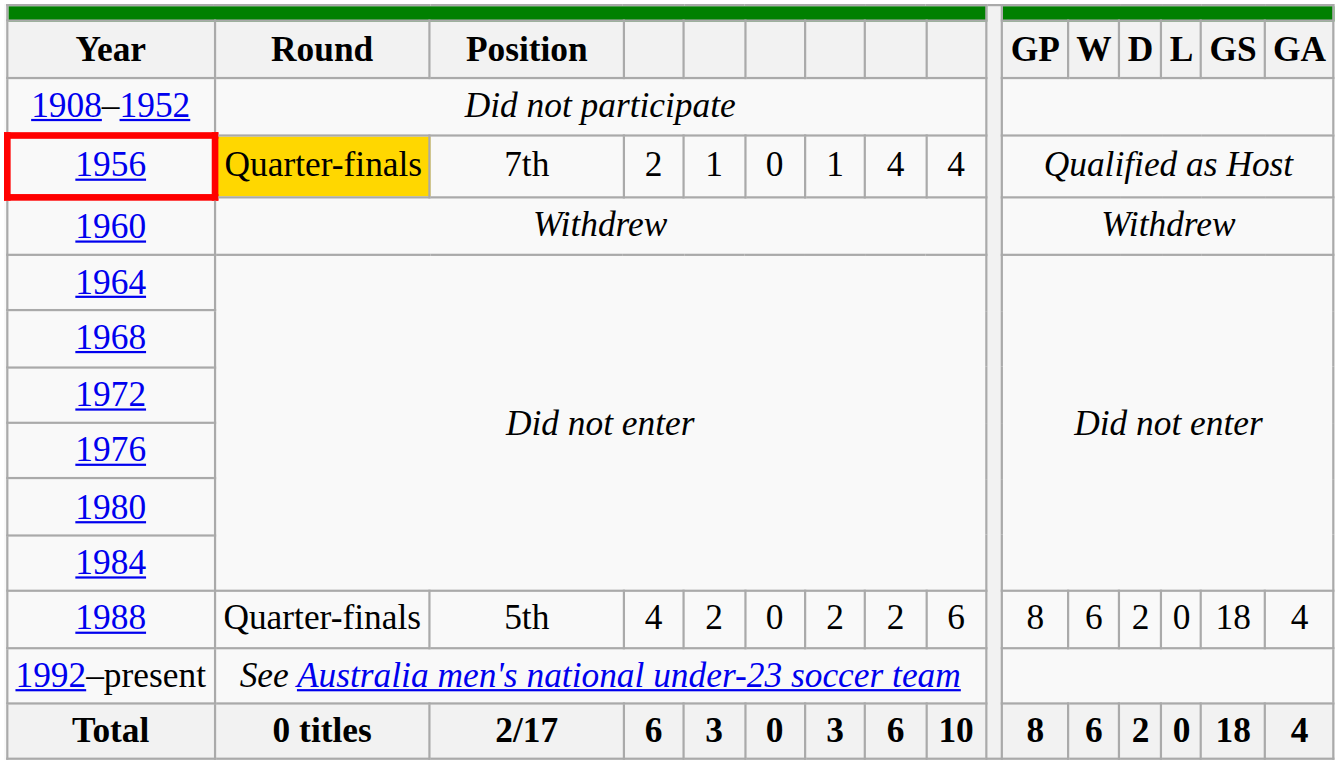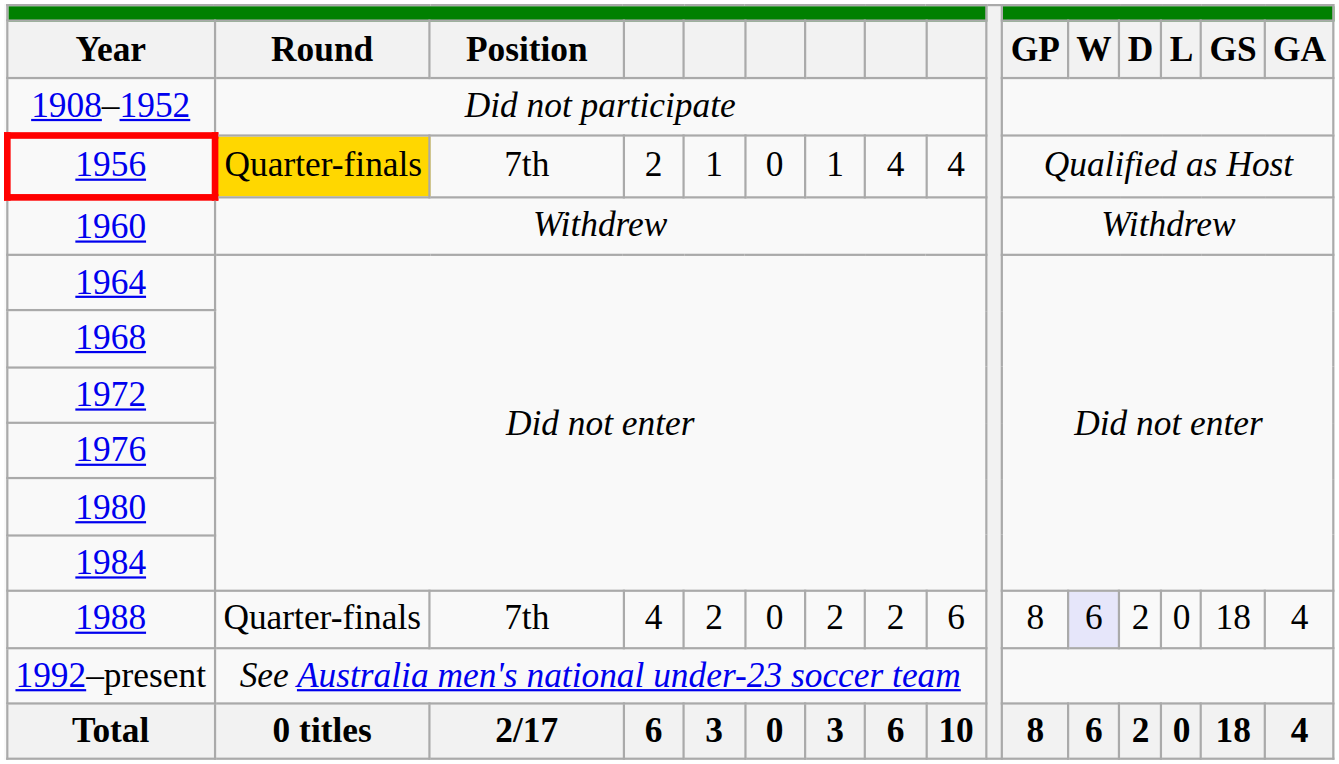(527, 618) 5th -> (527, 618) 7th
(1094, 618) no background -> (1094, 618) lavender background
